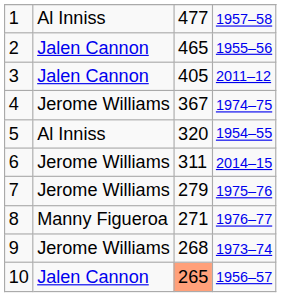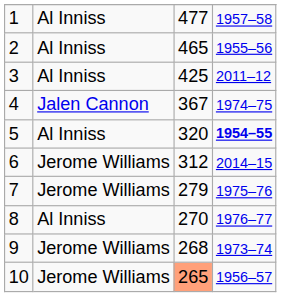(93, 47) Jalen Cannon -> (71, 47) Al Inniss
(93, 76) Jalen Cannon -> (71, 76) Al Inniss
(193, 76) 405 -> (193, 76) 425
(103, 104) Jerome Williams -> (93, 104) Jalen Cannon
(244, 134) normal -> (244, 134) bold
(193, 162) 311 -> (193, 162) 312
(103, 219) Manny Figueroa -> (71, 219) Al Inniss
(193, 219) 271 -> (193, 219) 270
(93, 276) Jalen Cannon -> (103, 276) Jerome Williams
